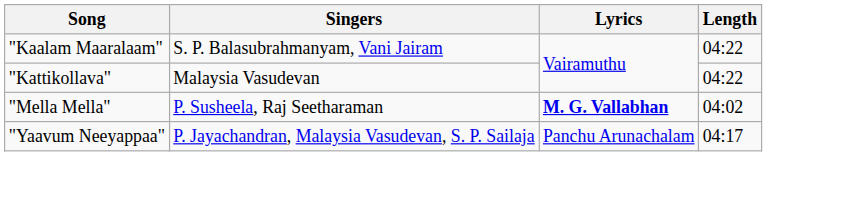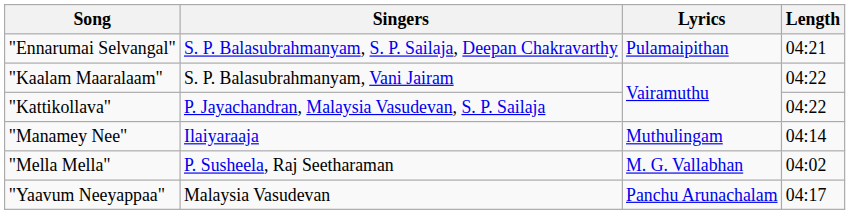+ row: (92, 48)
(246, 77) Malaysia Vasudevan -> (365, 107) P. Jayachandran, Malaysia Vasudevan, S. P. Sailaja
+ row: (68, 136)
(606, 107) bold -> (685, 165) normal
(354, 136) P. Jayachandran, Malaysia Vasudevan, S. P. Sailaja -> (257, 195) Malaysia Vasudevan
